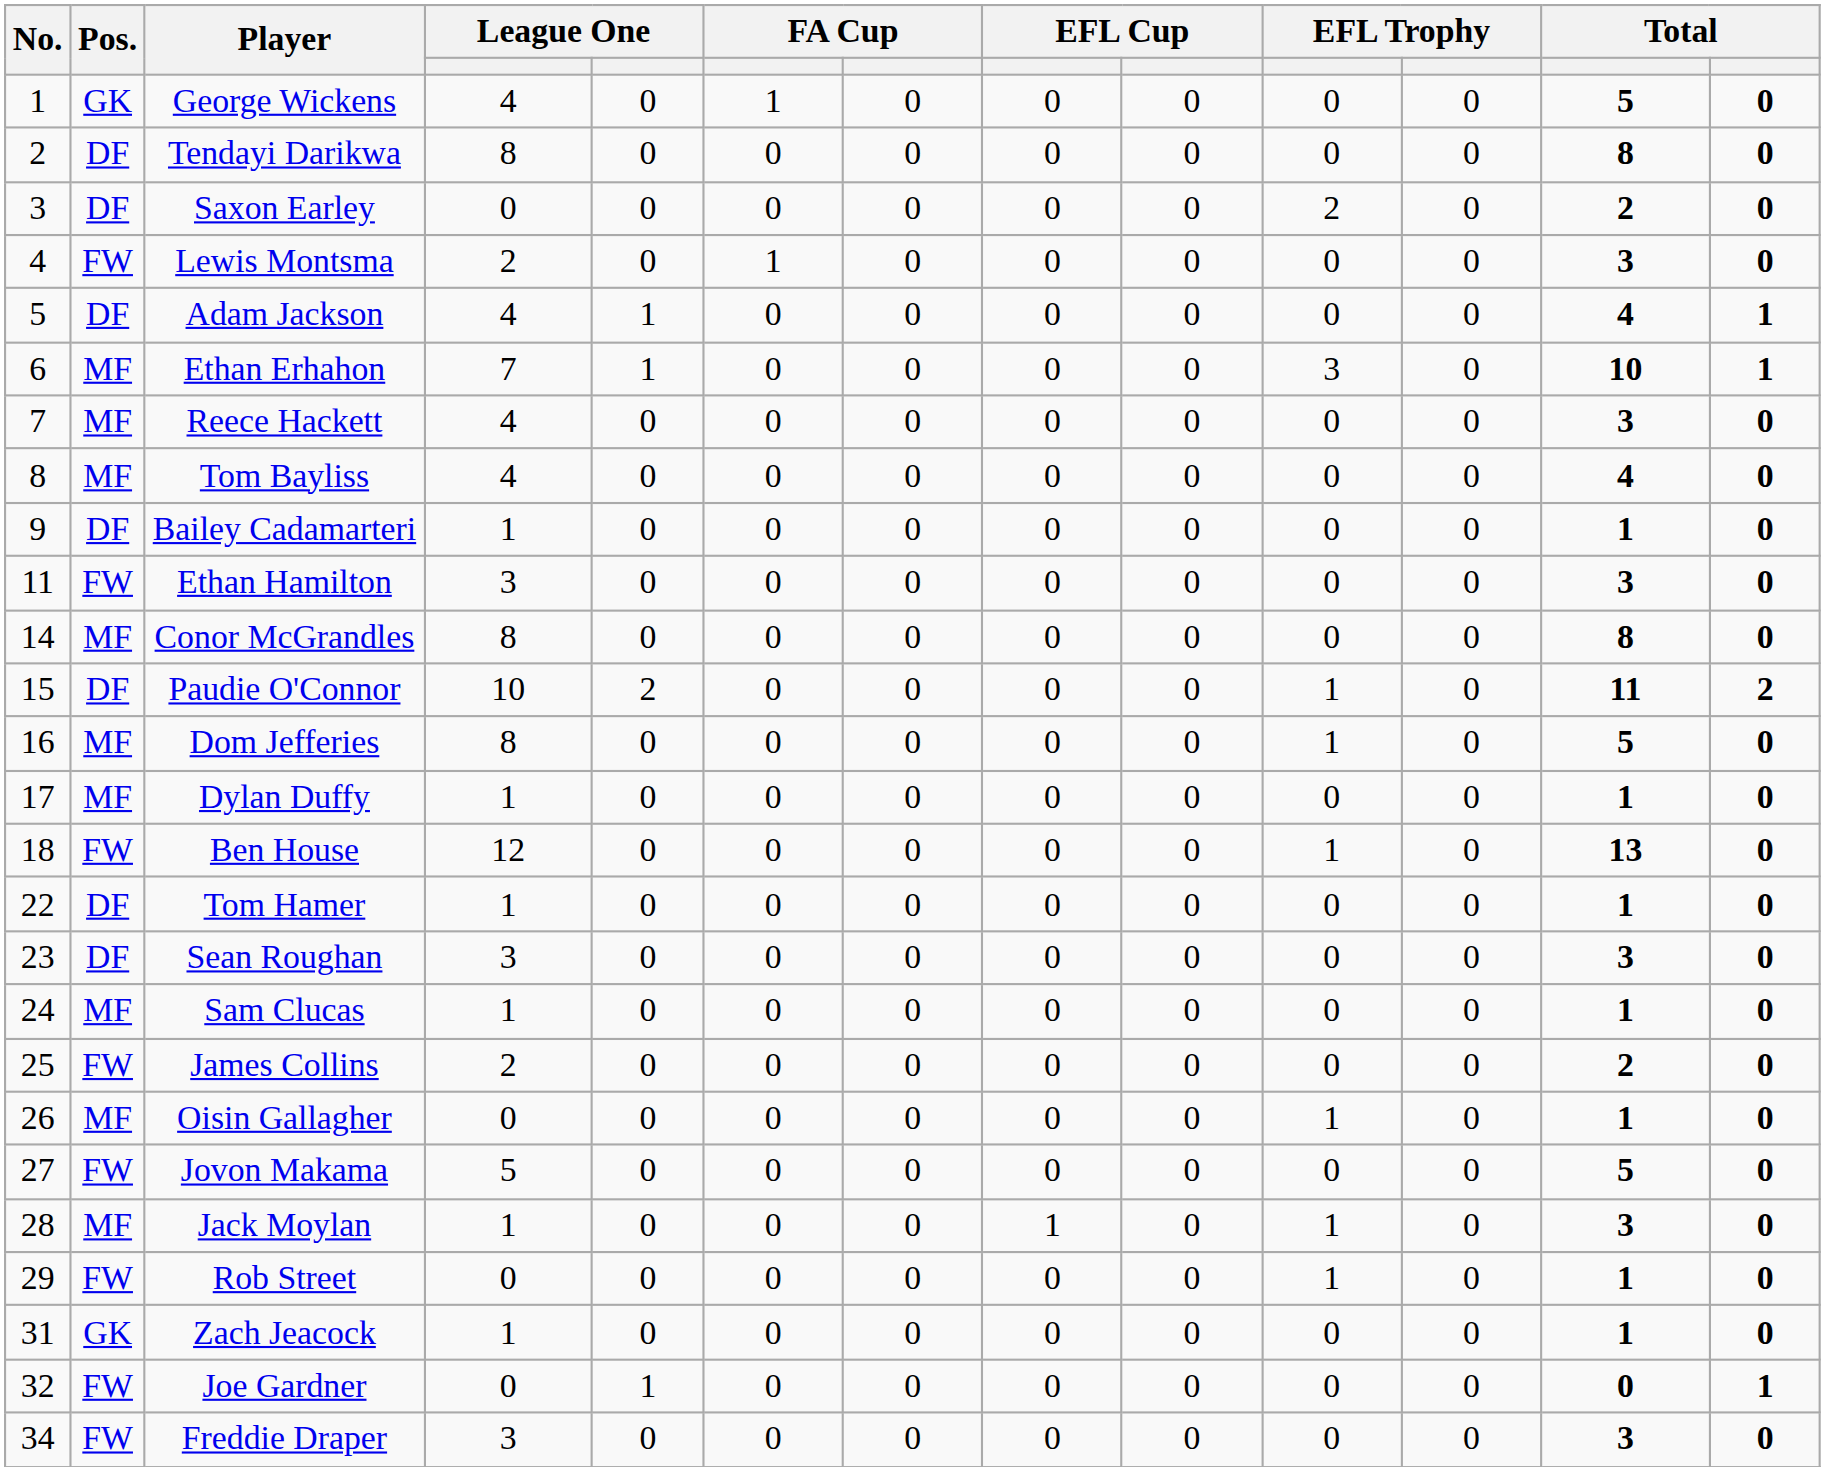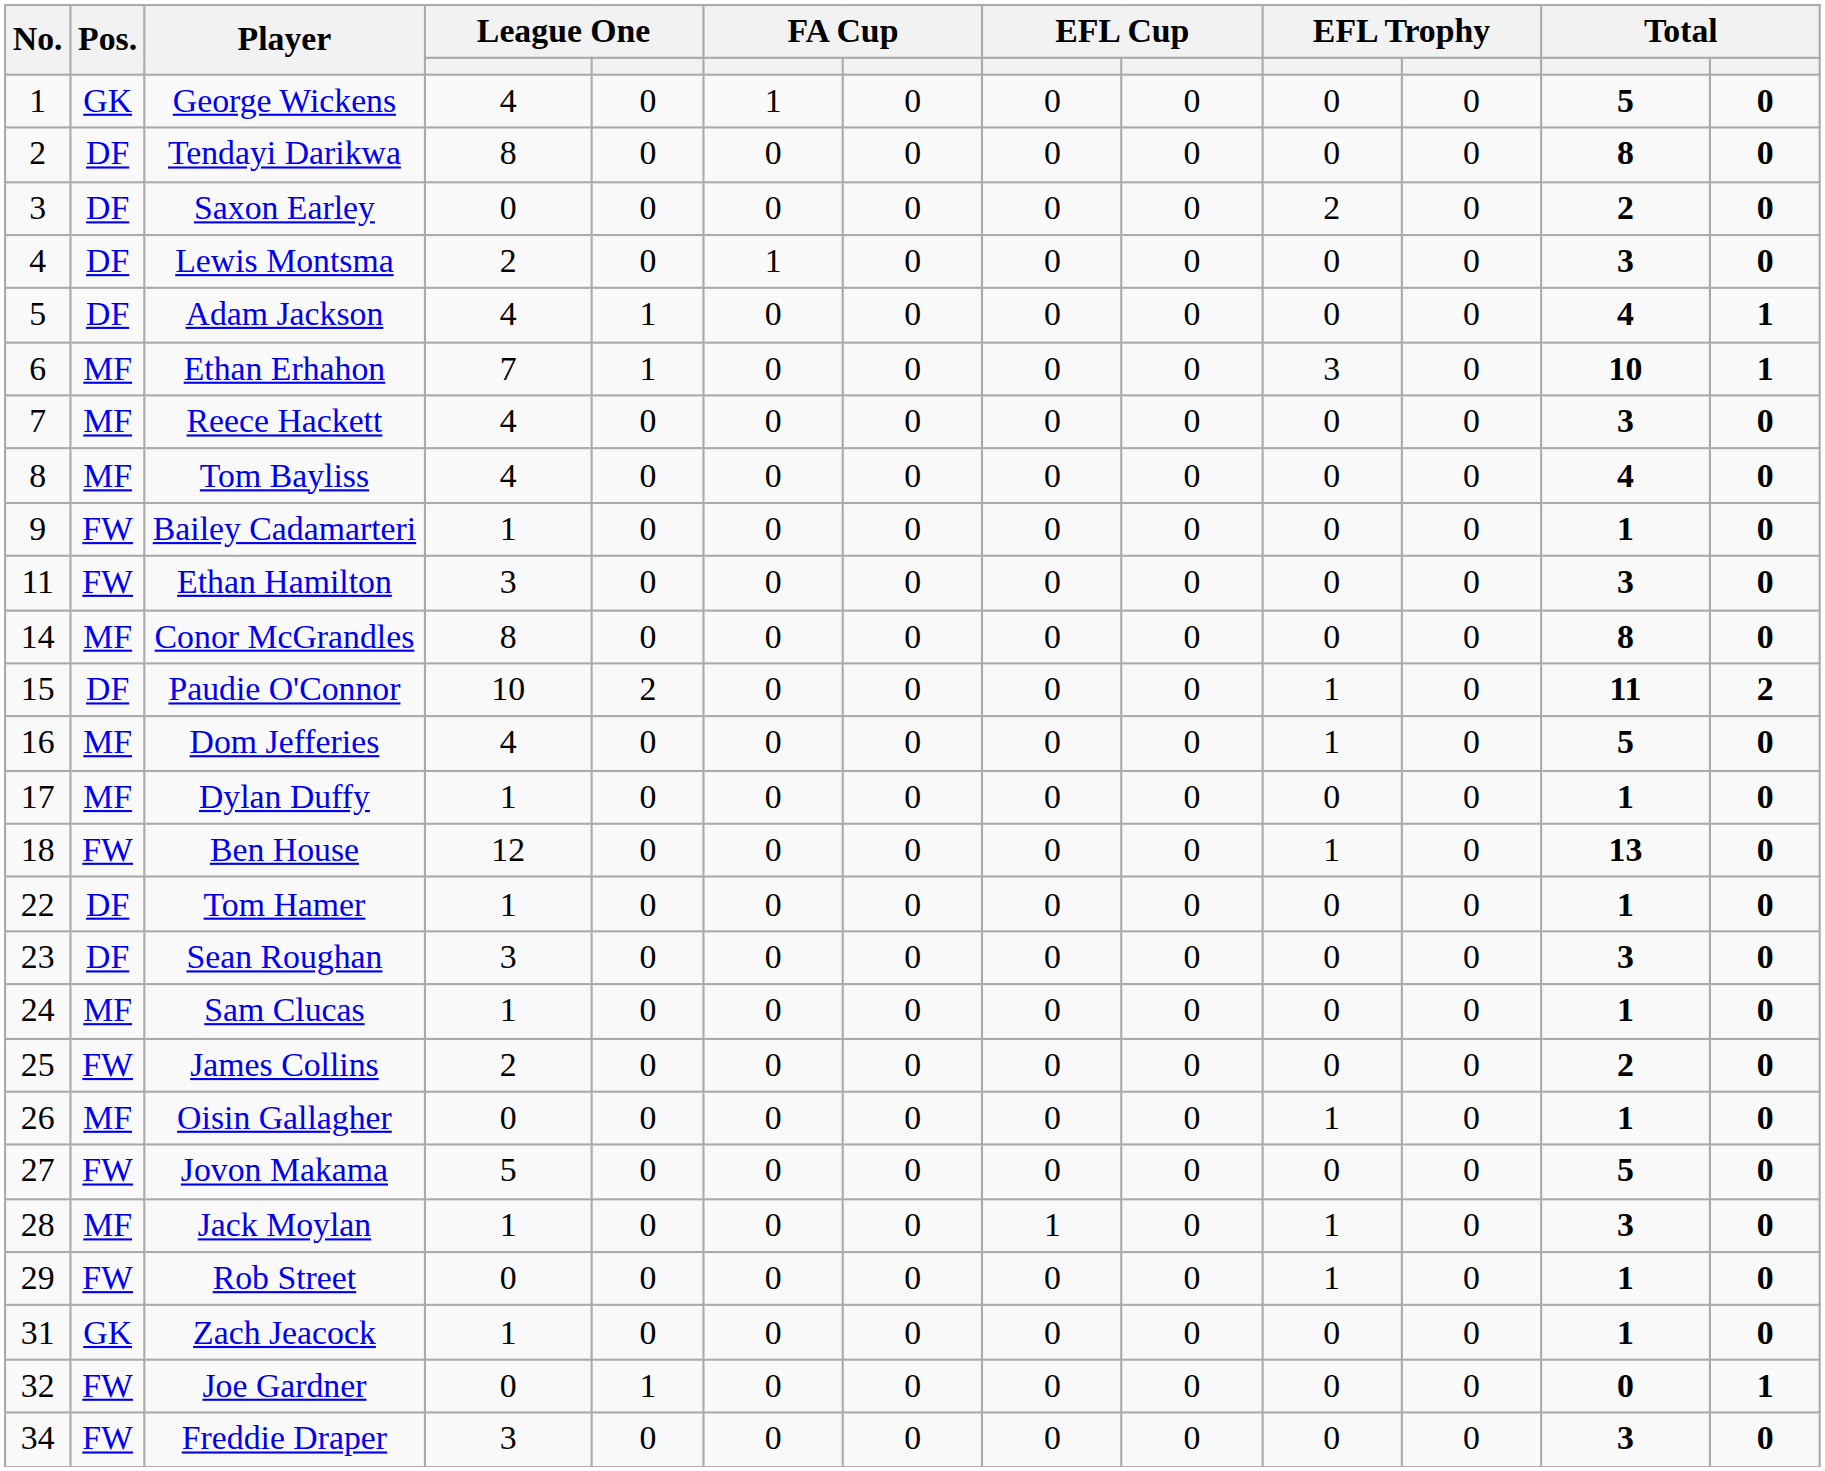(108, 260) FW -> (108, 260) DF
(108, 528) DF -> (108, 528) FW
(508, 742) 8 -> (508, 742) 4
